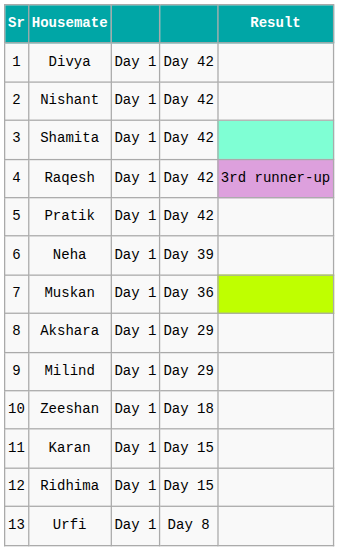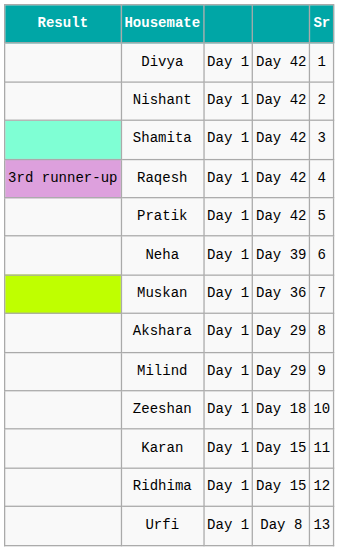columns swapped: (16, 23) <-> (276, 23)
